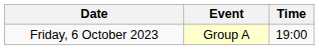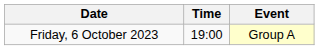columns swapped: (292, 14) <-> (226, 14)
